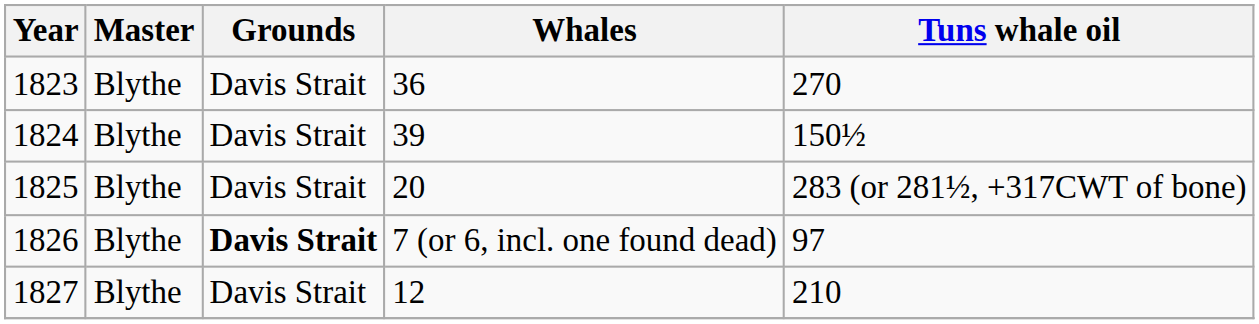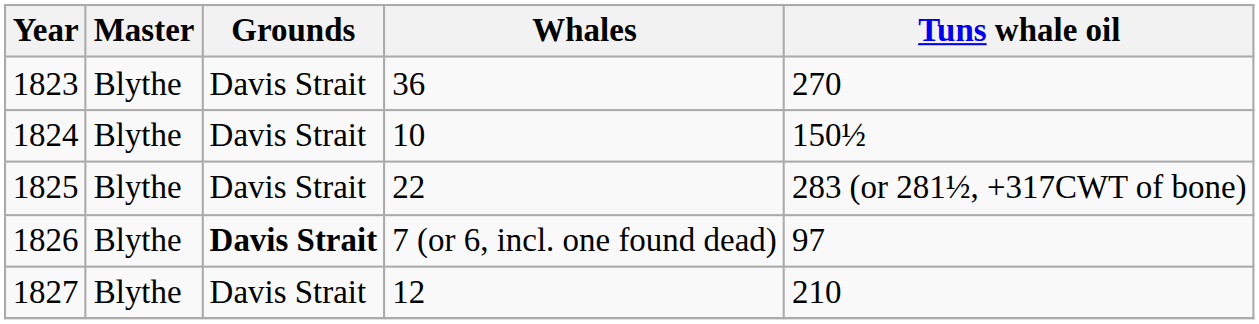(409, 135) 39 -> (409, 135) 10
(409, 187) 20 -> (409, 187) 22
